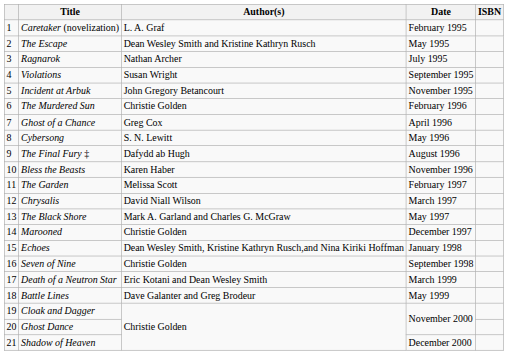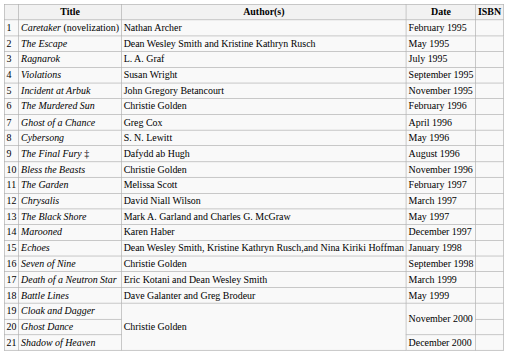(144, 28) L. A. Graf -> (153, 28) Nathan Archer
(153, 59) Nathan Archer -> (144, 59) L. A. Graf
(149, 169) Karen Haber -> (155, 169) Christie Golden
(155, 232) Christie Golden -> (149, 232) Karen Haber
